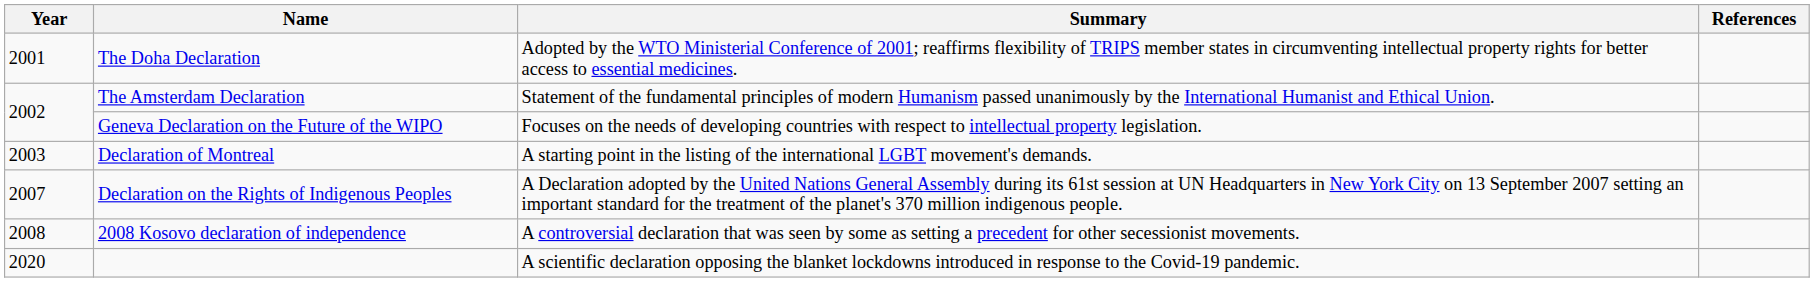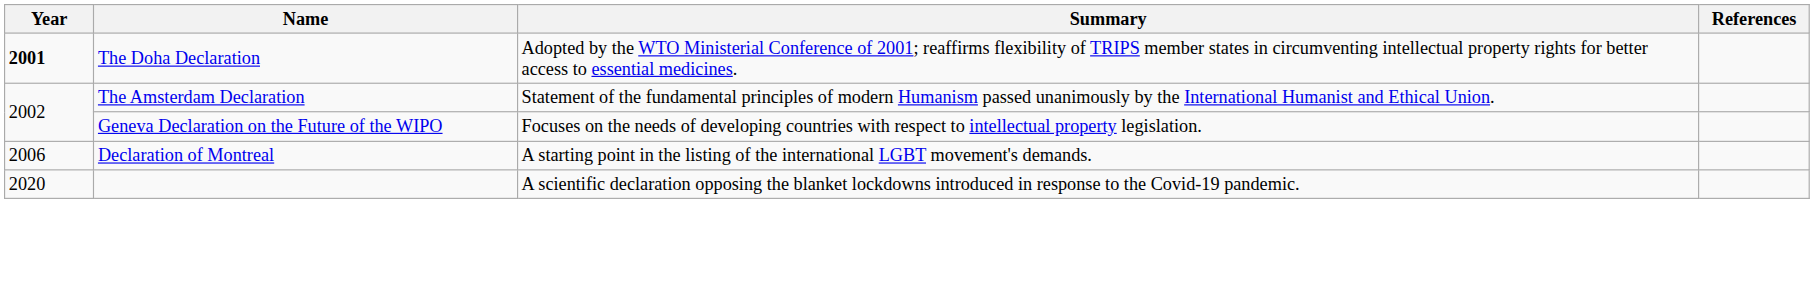(27, 58) normal -> (27, 58) bold
(27, 155) 2003 -> (27, 155) 2006
- row: (275, 194)
- row: (252, 233)
